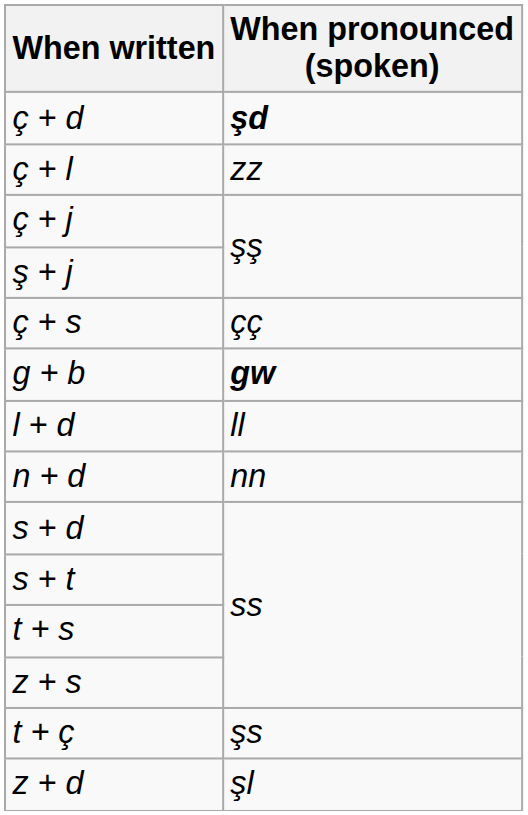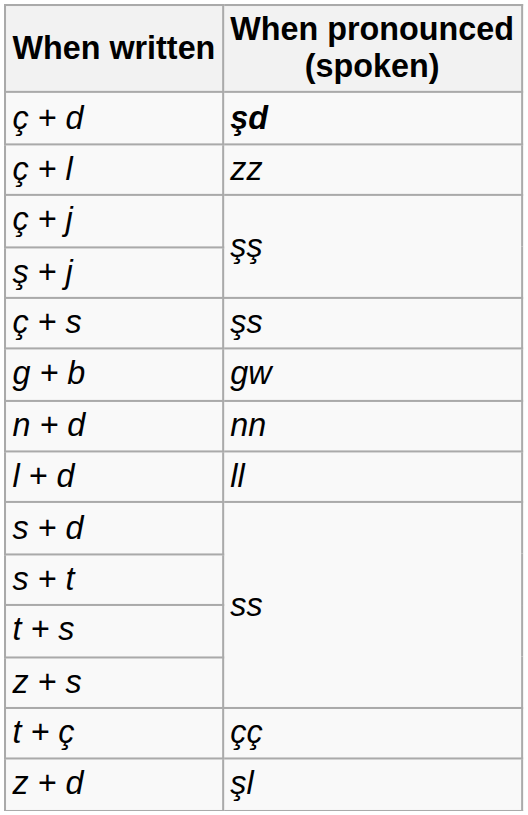(246, 322) çç -> (246, 322) şs
(253, 374) bold -> (251, 374) normal
rows swapped: (43, 425) <-> (49, 476)
(246, 732) şs -> (246, 732) çç
